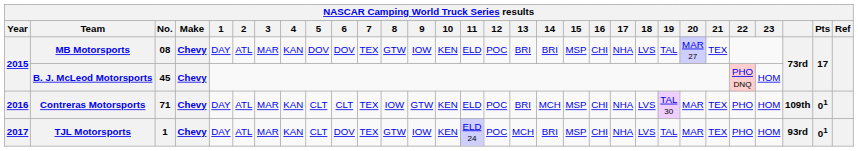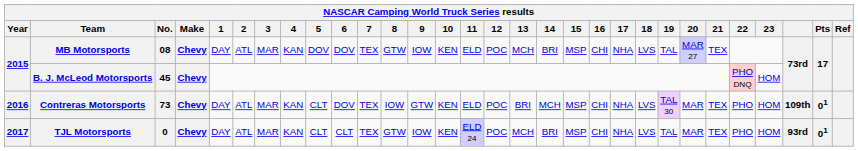(523, 50) BRI -> (523, 50) MCH
(165, 105) 71 -> (165, 105) 73
(344, 105) CLT -> (344, 105) DOV
(165, 132) 1 -> (165, 132) 0
(344, 132) DOV -> (344, 132) CLT
